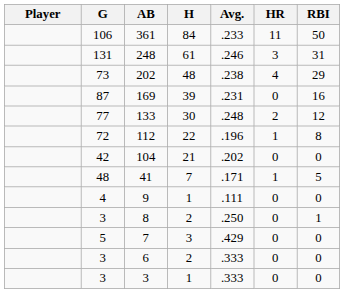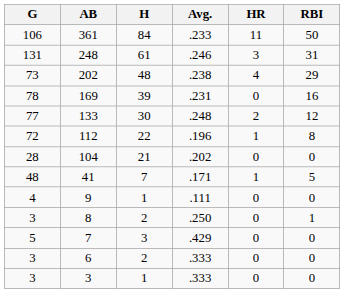- column: (43, 14)
(103, 95) 87 -> (32, 95) 78
(103, 156) 42 -> (32, 156) 28
